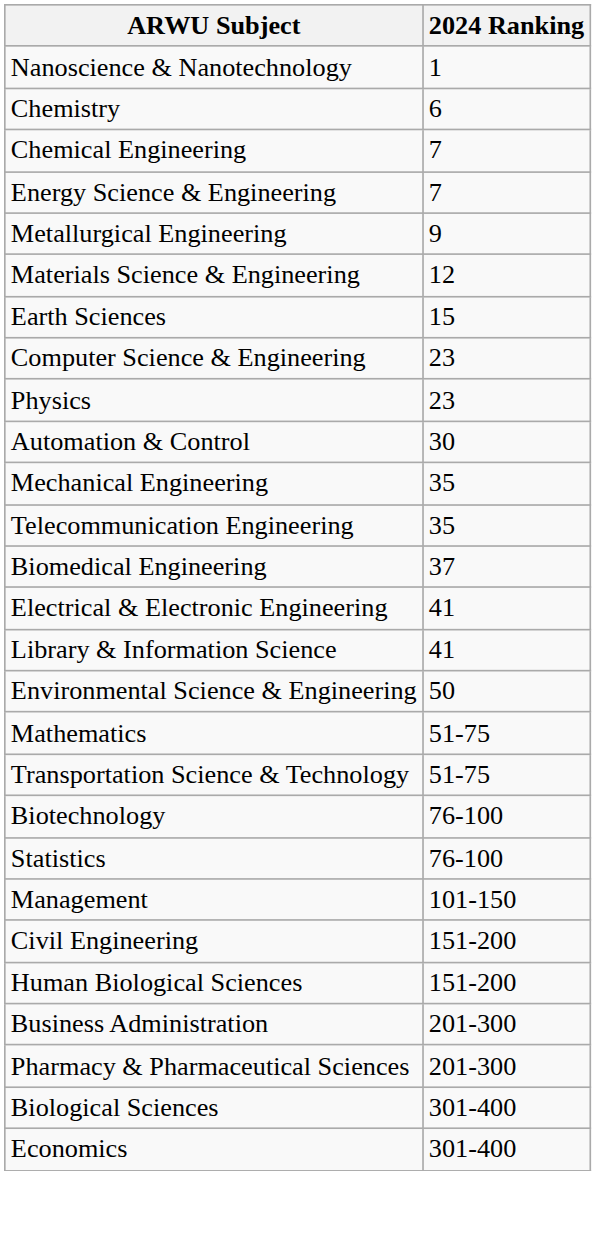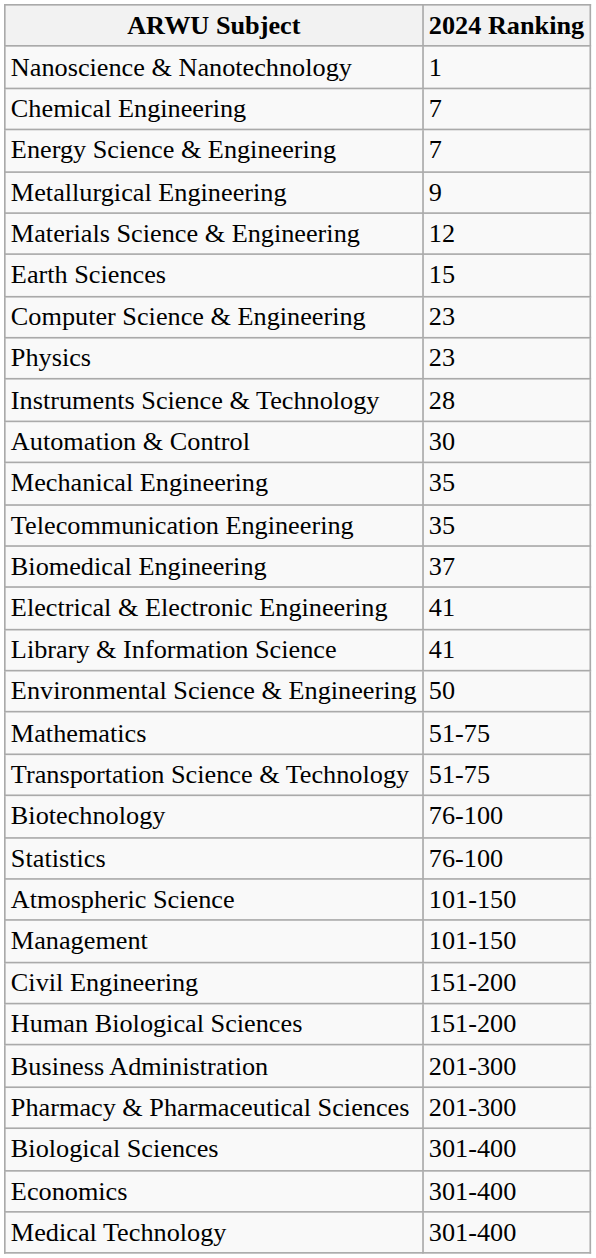- row: (66, 108)
+ row: (195, 399)
+ row: (123, 899)
+ row: (119, 1232)
